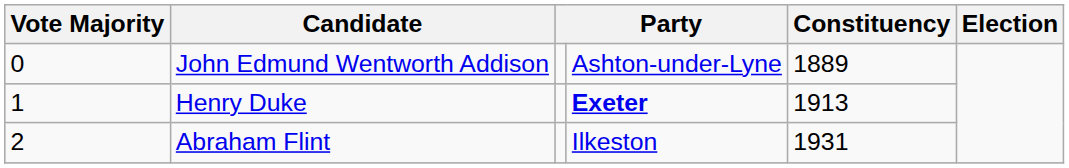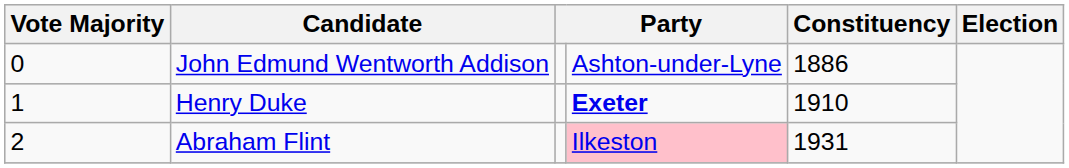(821, 63) 1889 -> (821, 63) 1886
(821, 102) 1913 -> (821, 102) 1910
(615, 142) no background -> (615, 142) pink background
